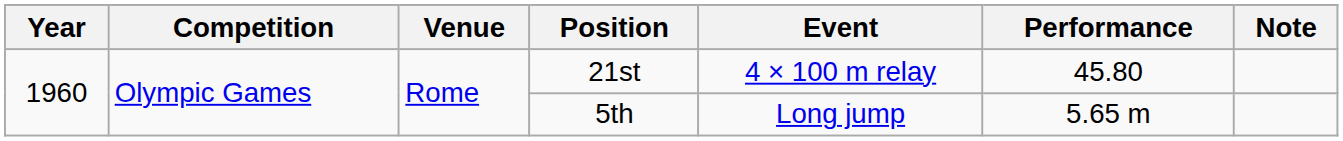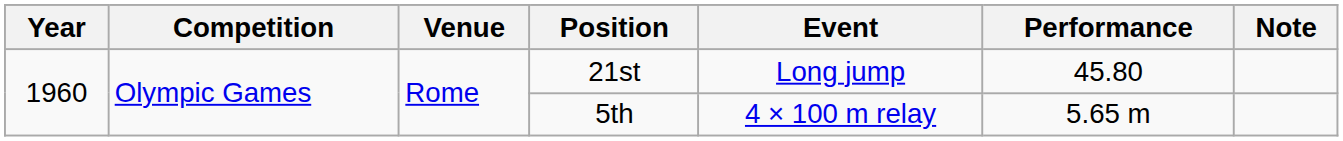(841, 71) 4 × 100 m relay -> (841, 71) Long jump
(841, 115) Long jump -> (841, 115) 4 × 100 m relay
